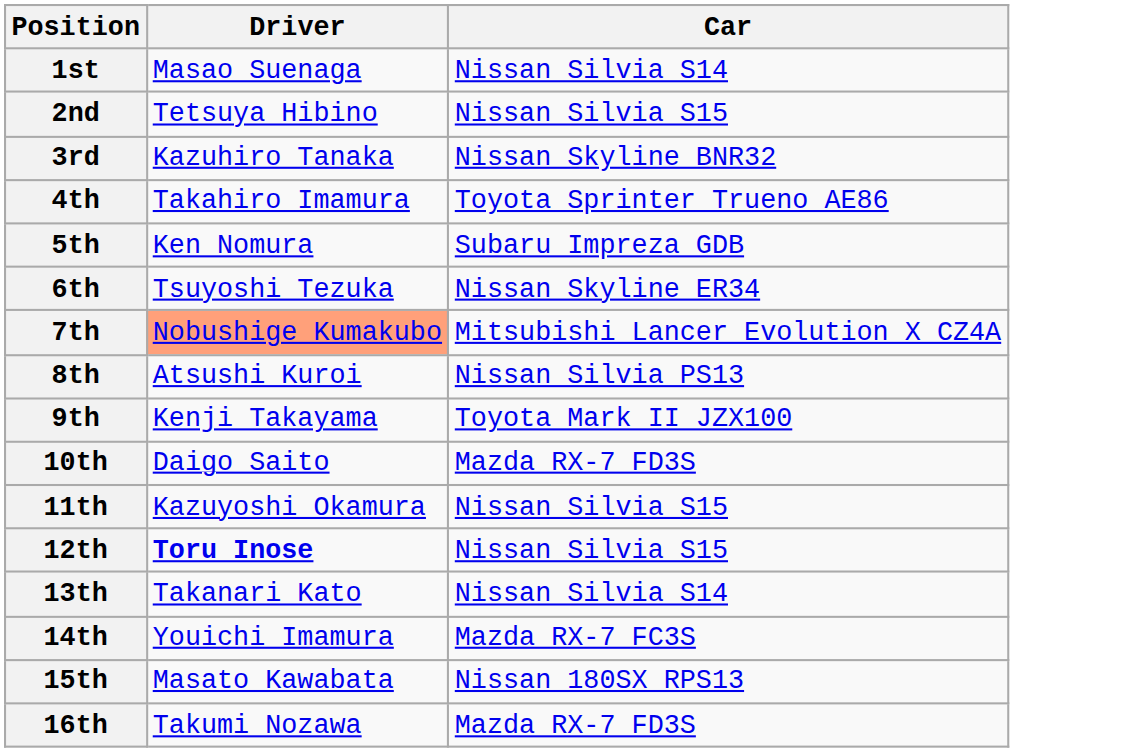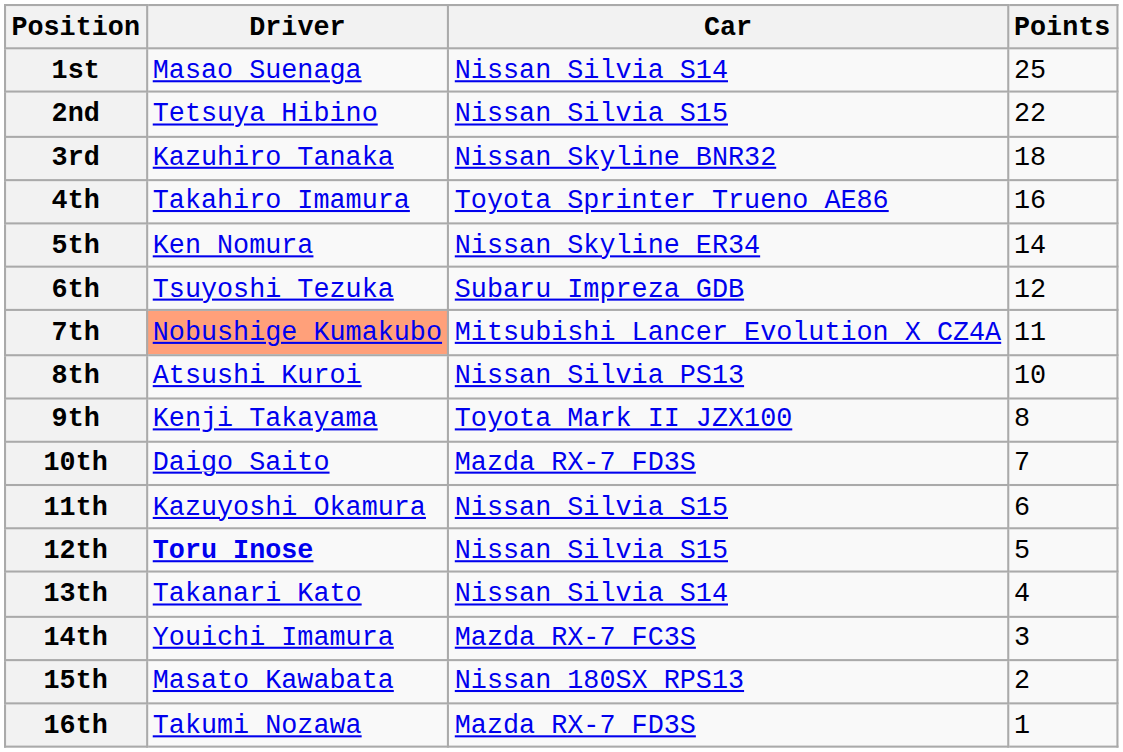+ column: (1062, 27)
(599, 245) Subaru Impreza GDB -> (607, 245) Nissan Skyline ER34
(607, 289) Nissan Skyline ER34 -> (599, 289) Subaru Impreza GDB
